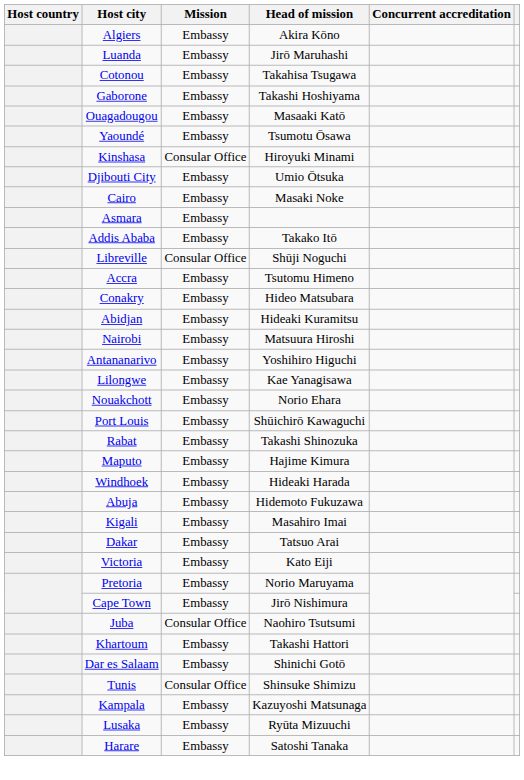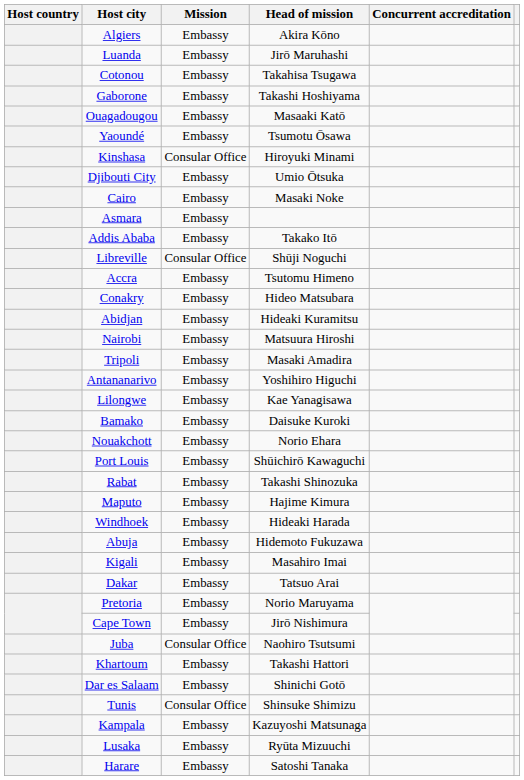+ row: (122, 359)
+ row: (122, 420)
- row: (122, 562)
